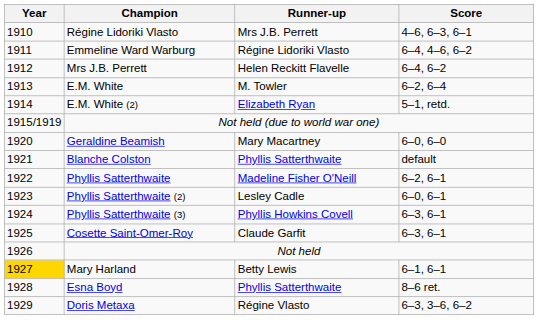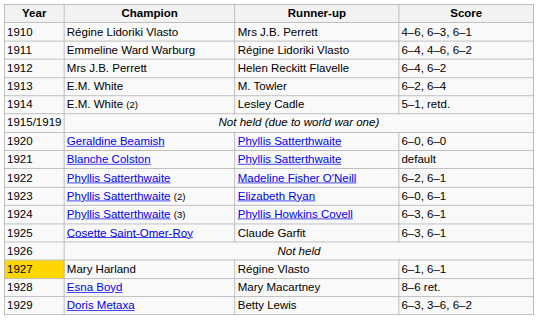(276, 104) Elizabeth Ryan -> (271, 104) Lesley Cadle
(279, 141) Mary Macartney -> (290, 141) Phyllis Satterthwaite
(271, 196) Lesley Cadle -> (276, 196) Elizabeth Ryan
(267, 269) Betty Lewis -> (274, 269) Régine Vlasto
(290, 287) Phyllis Satterthwaite -> (279, 287) Mary Macartney
(274, 305) Régine Vlasto -> (267, 305) Betty Lewis
